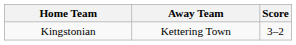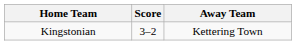columns swapped: (276, 13) <-> (196, 13)
